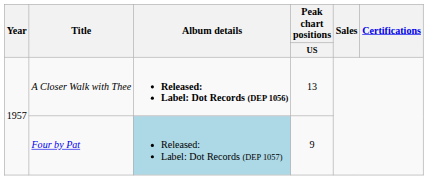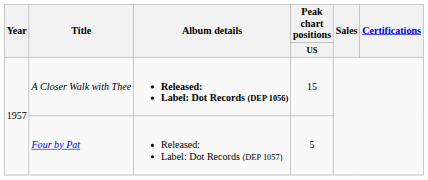(312, 86) 13 -> (312, 86) 15
(212, 151) lightblue background -> (212, 151) no background
(312, 145) 9 -> (312, 145) 5
